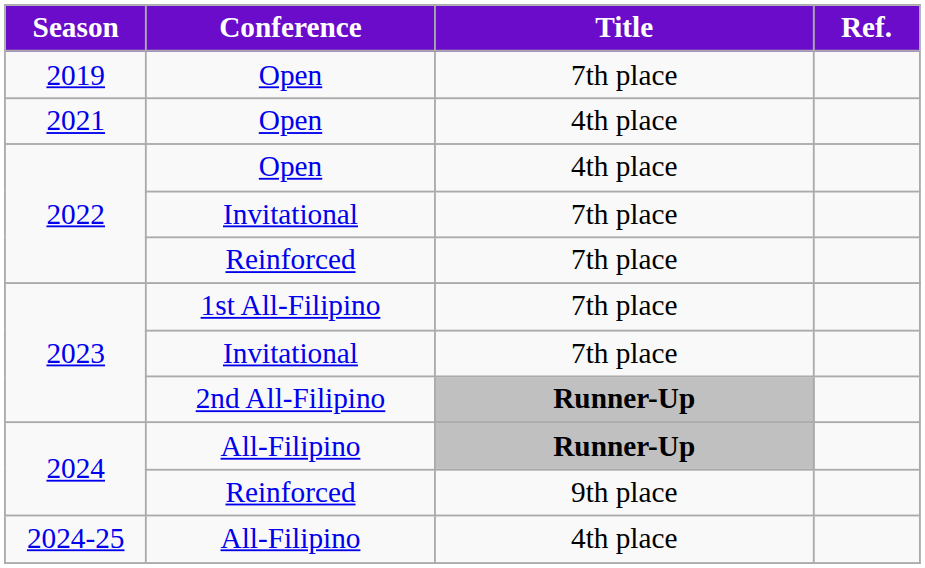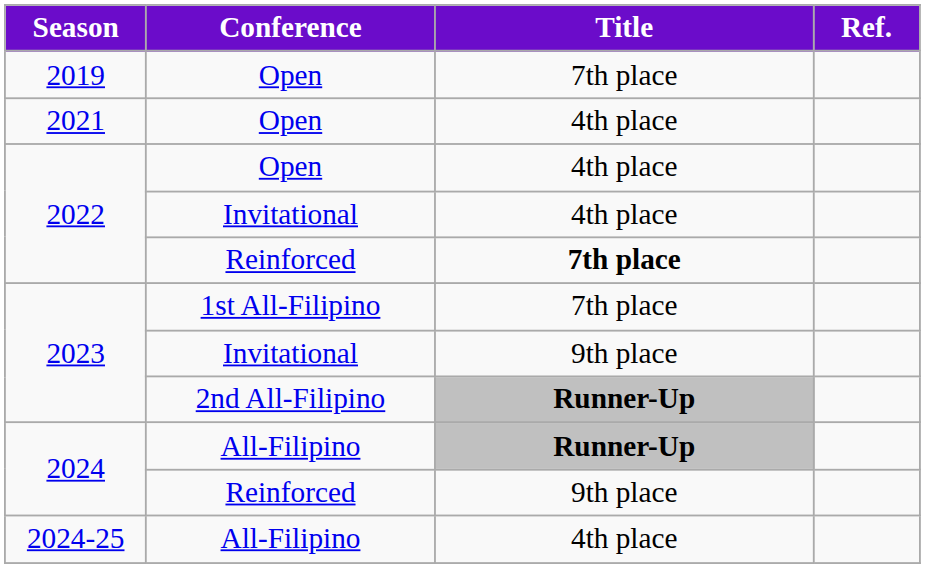(624, 213) 7th place -> (624, 213) 4th place
(624, 259) normal -> (624, 259) bold
(624, 352) 7th place -> (624, 352) 9th place
